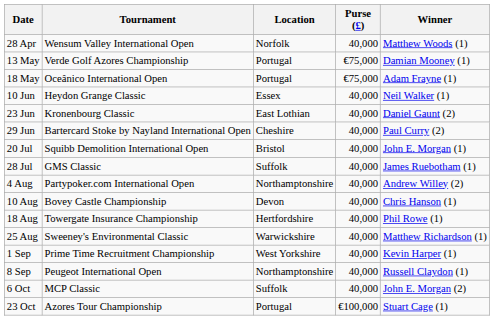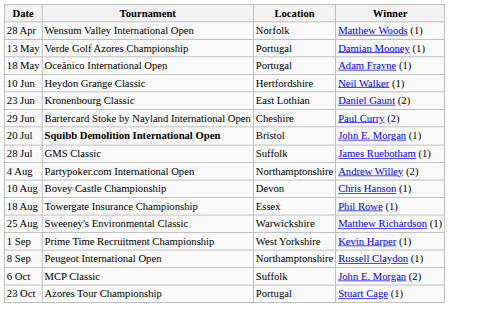- column: (358, 19)
(268, 96) Essex -> (284, 83) Hertfordshire
(126, 148) normal -> (132, 136) bold
(284, 219) Hertfordshire -> (268, 206) Essex
